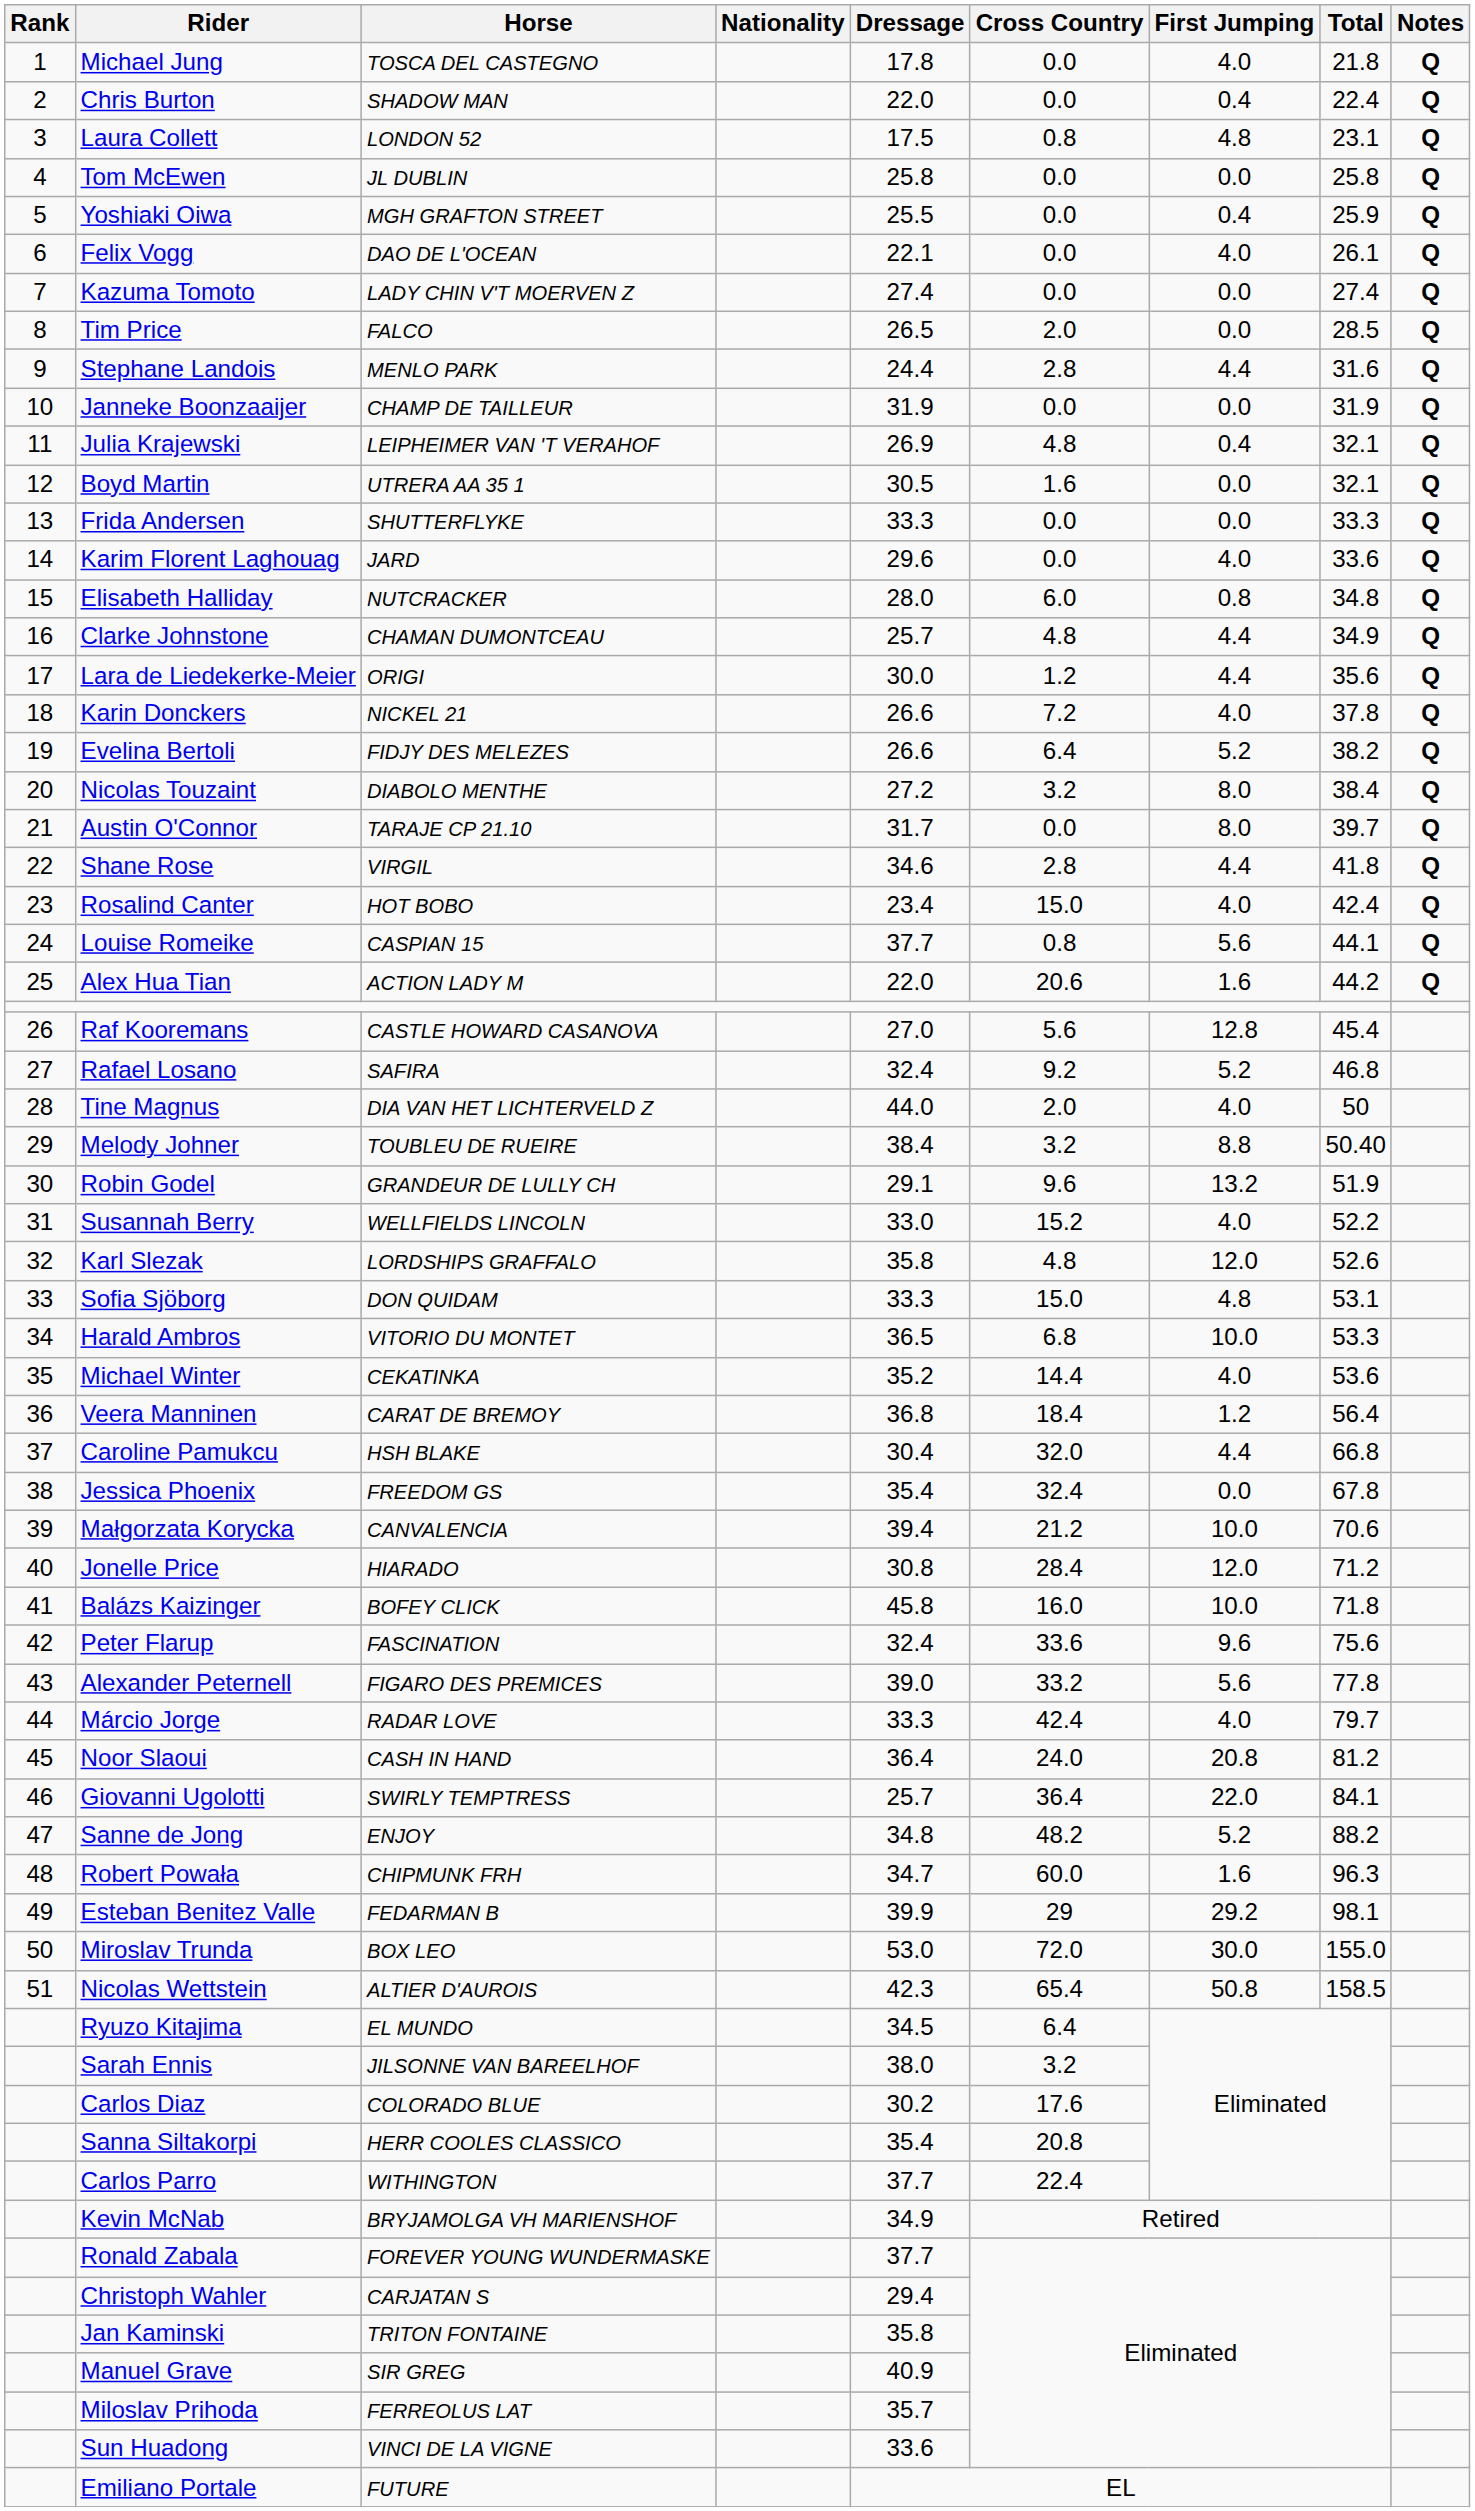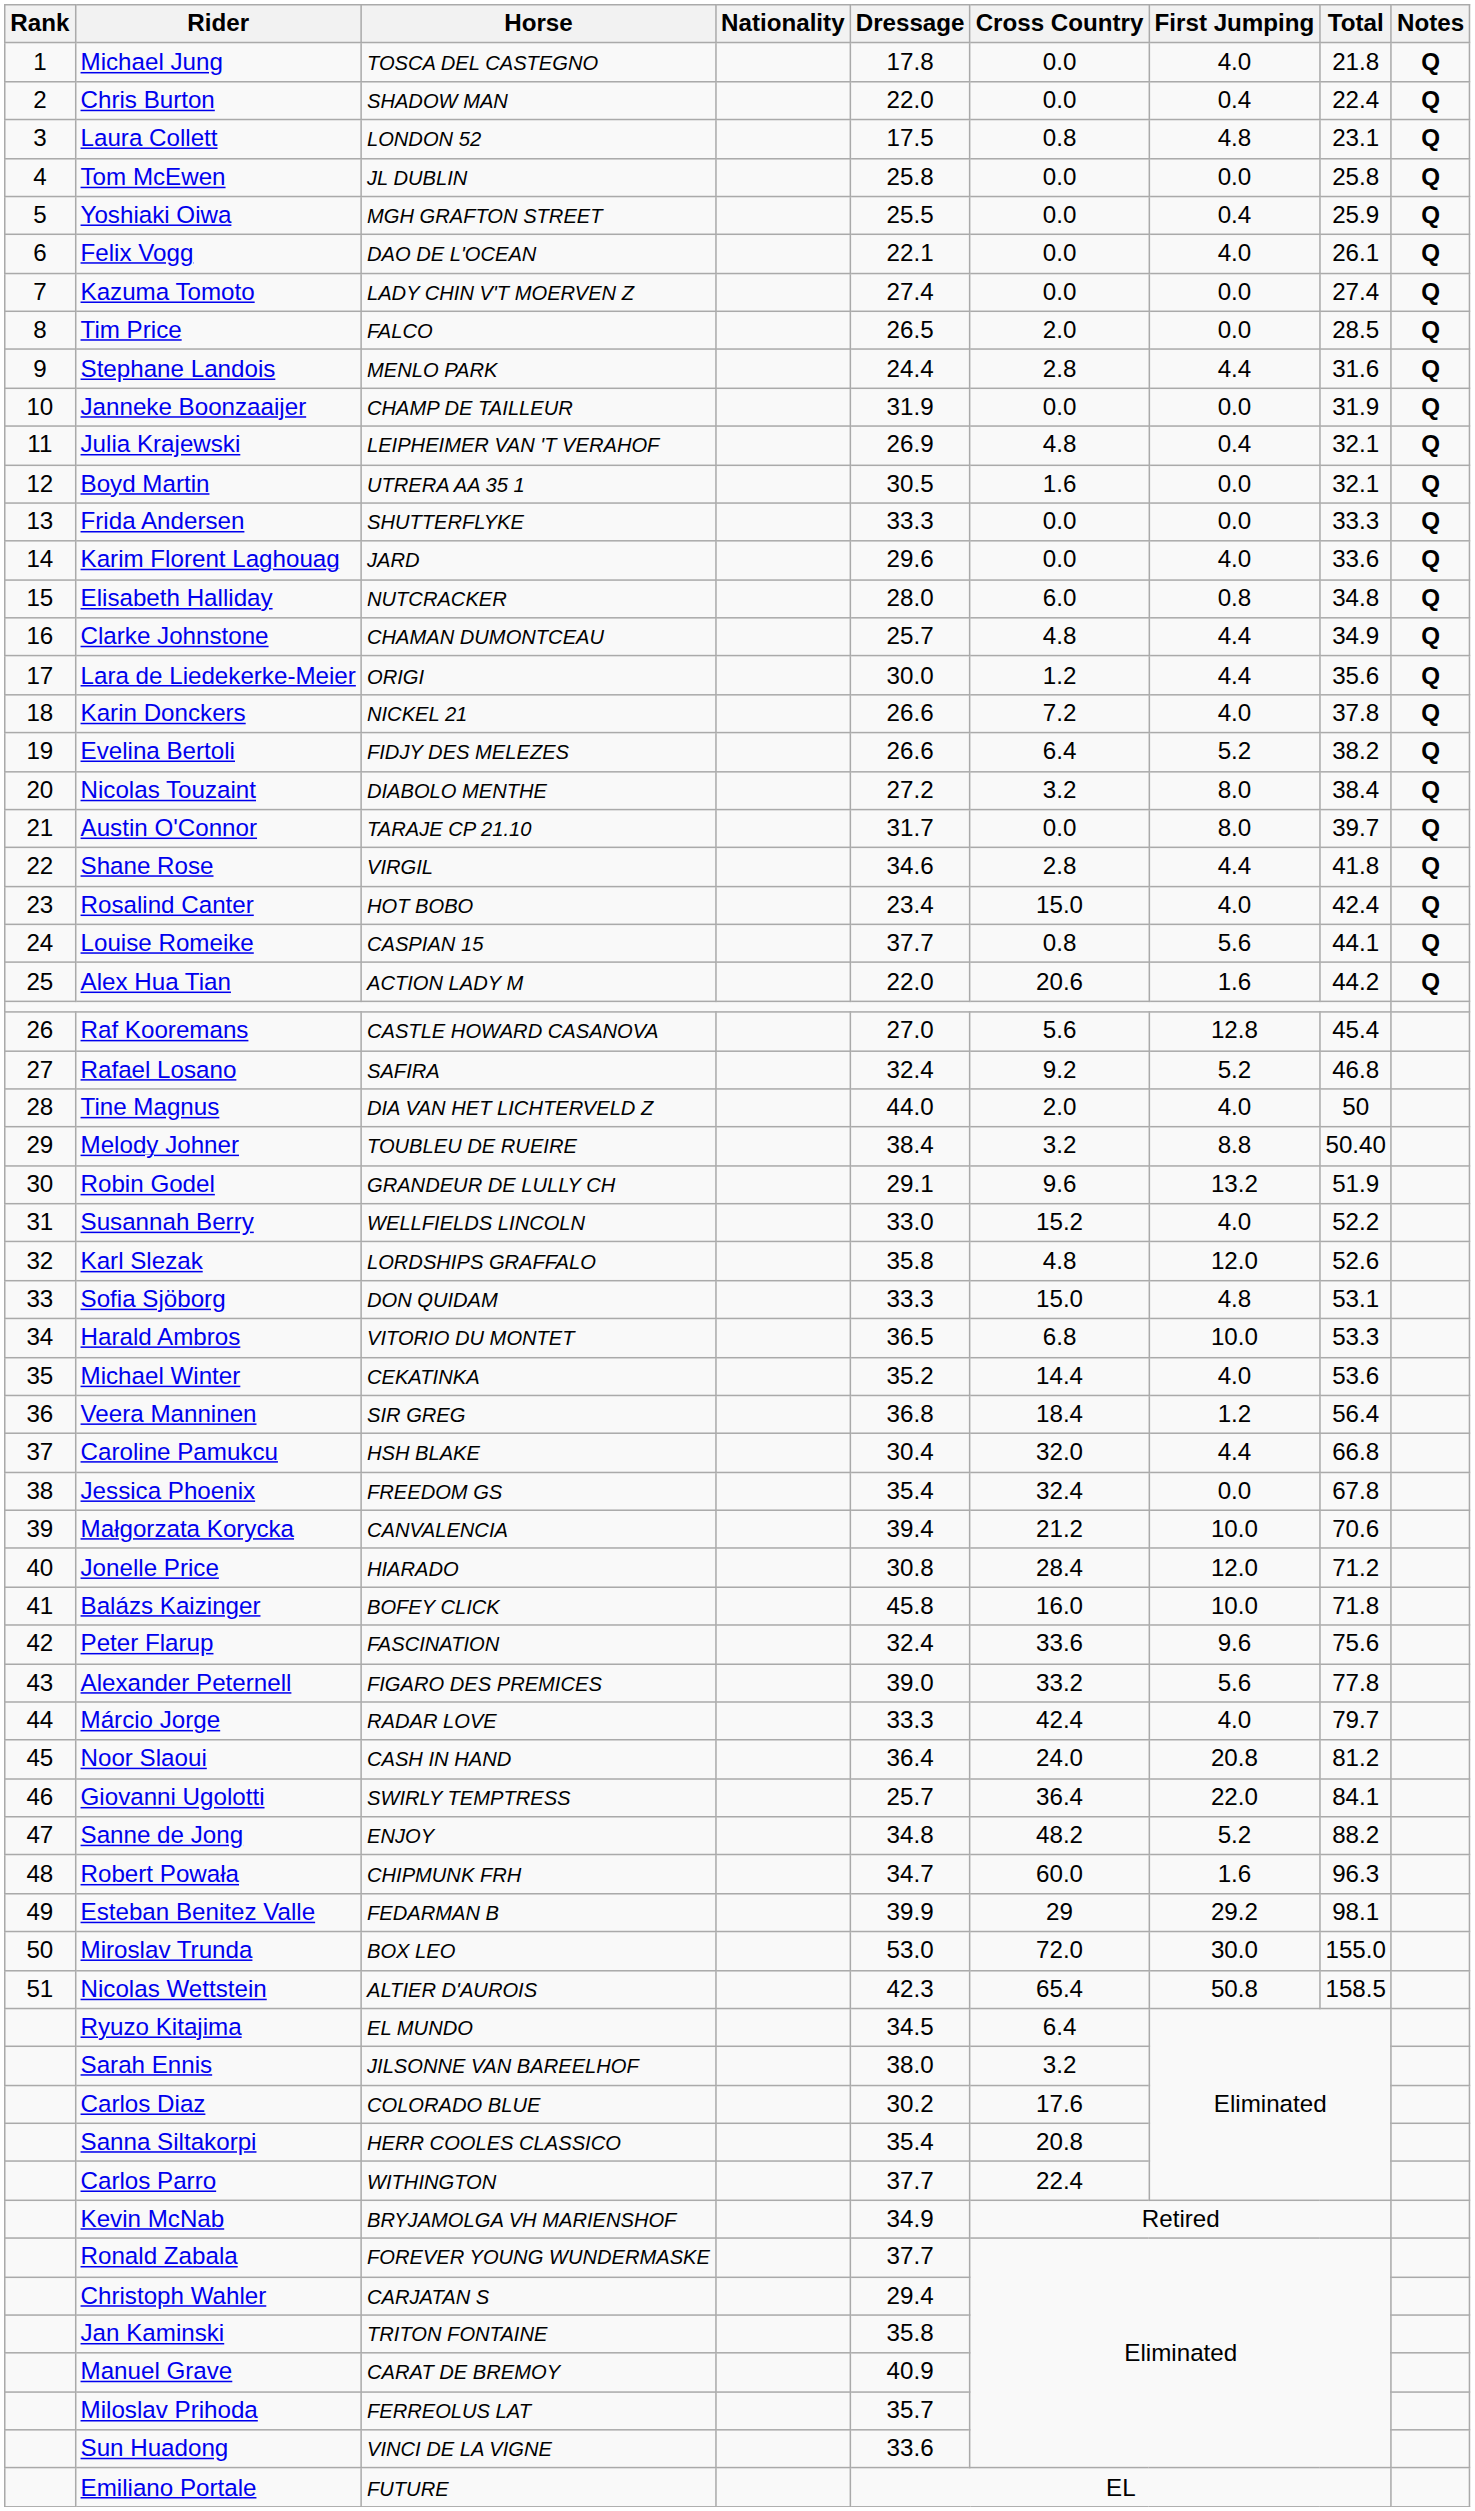(464, 1414) CARAT DE BREMOY -> (416, 1414) SIR GREG
(416, 2372) SIR GREG -> (464, 2372) CARAT DE BREMOY
